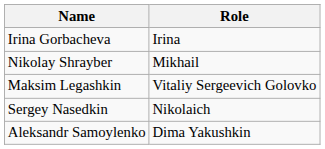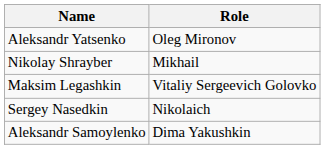+ row: (67, 39)
- row: (59, 39)
